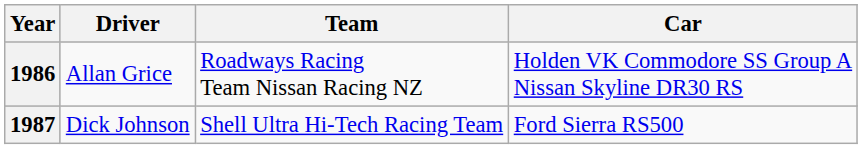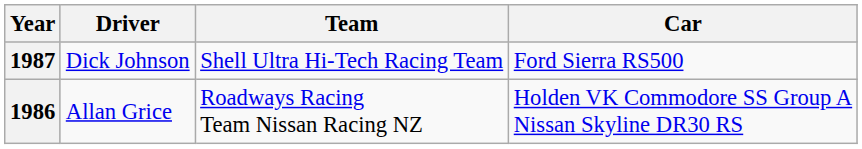rows swapped: (33, 74) <-> (33, 124)
